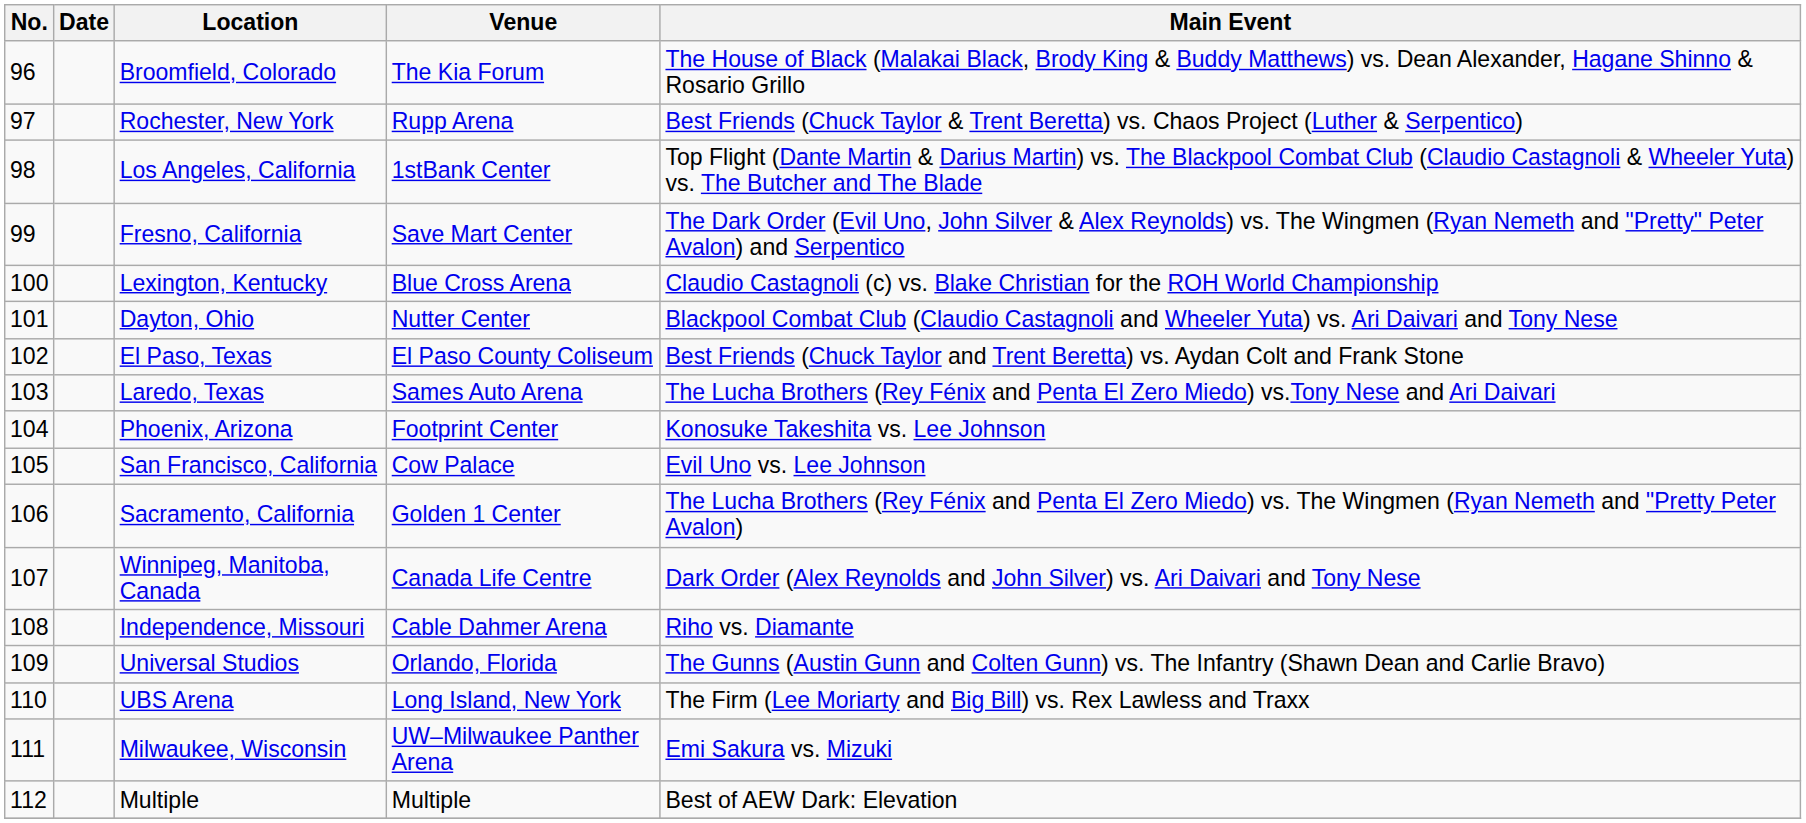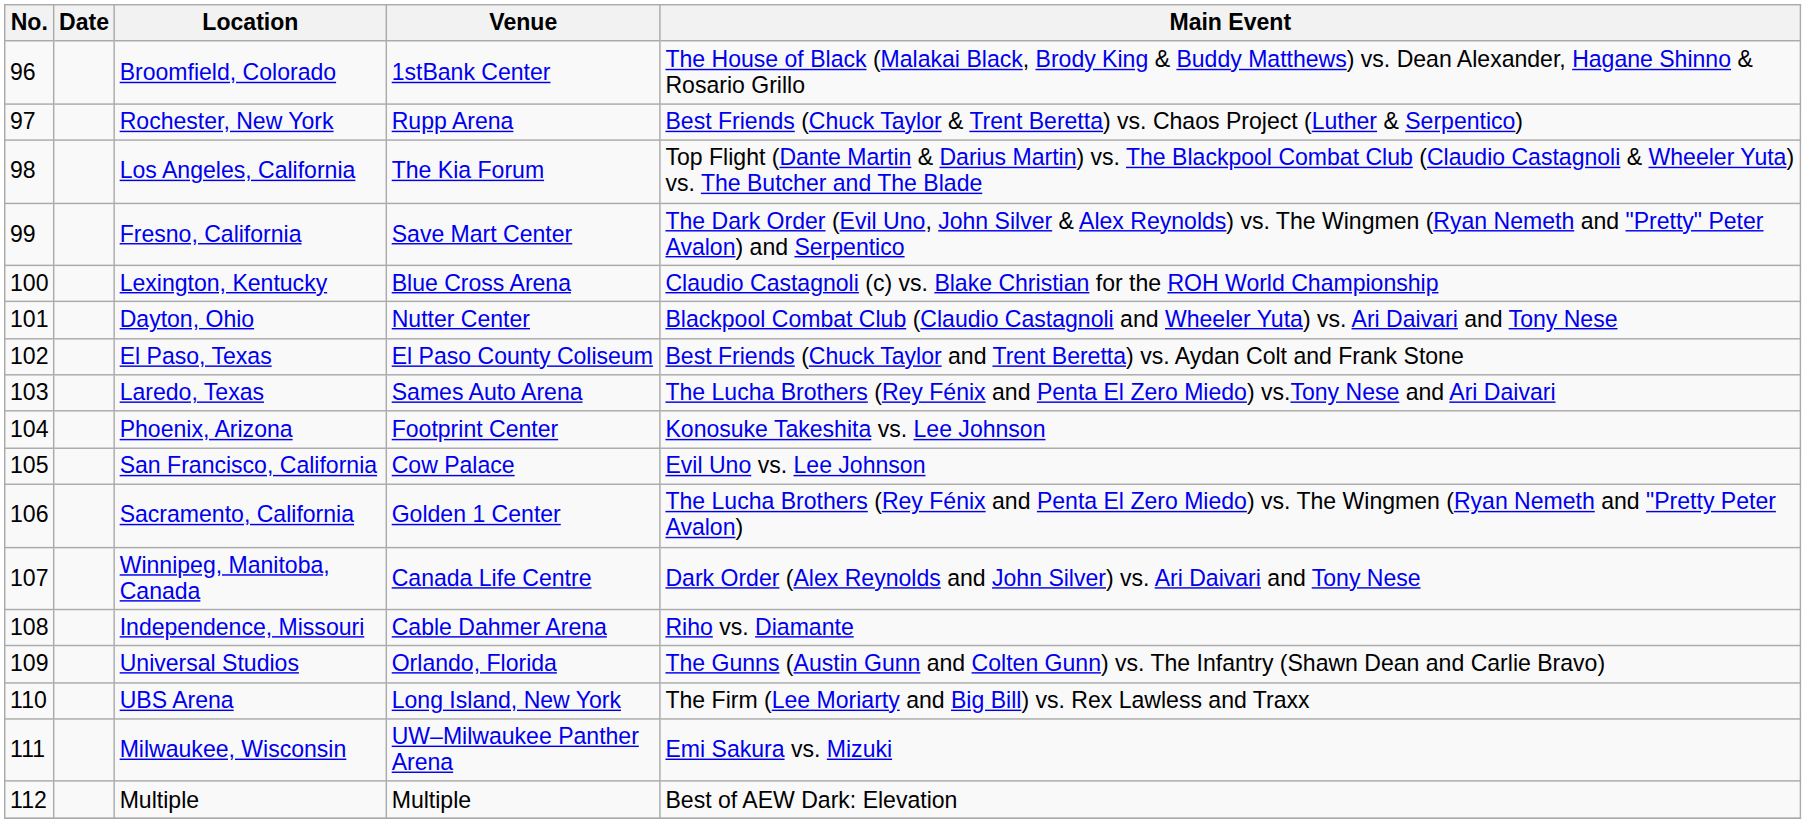(468, 72) The Kia Forum -> (471, 72) 1stBank Center
(471, 171) 1stBank Center -> (468, 171) The Kia Forum
